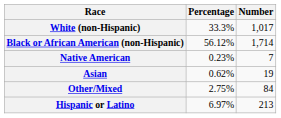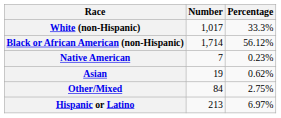columns swapped: (256, 12) <-> (211, 12)
